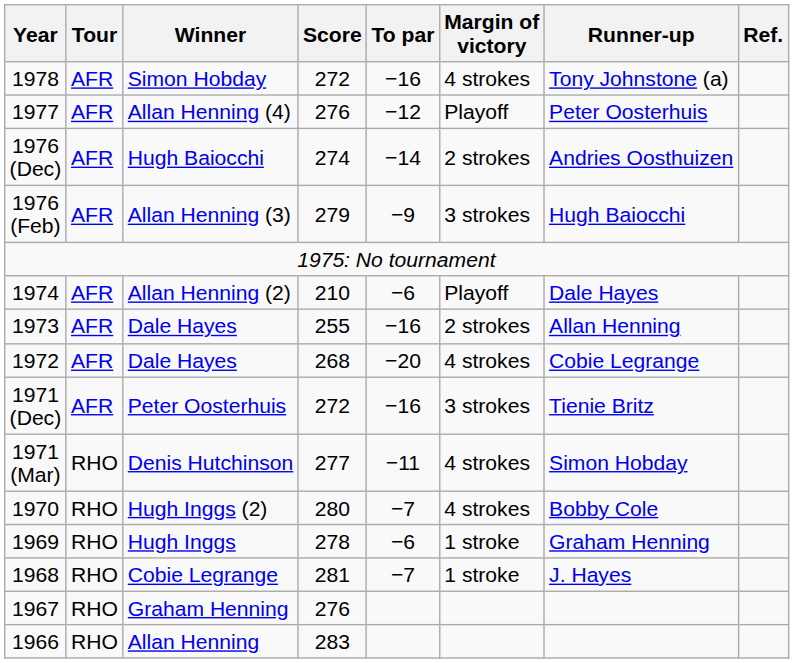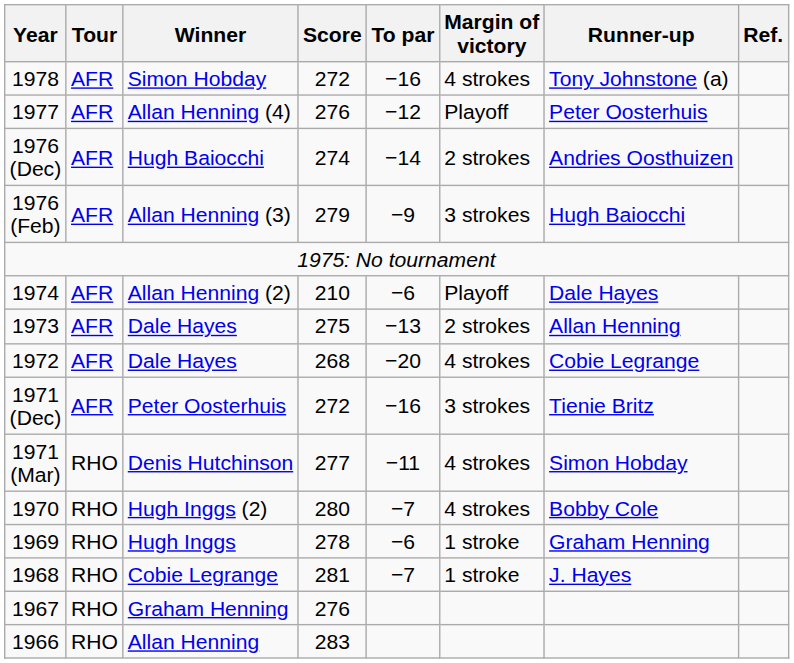(332, 327) 255 -> (332, 327) 275
(403, 327) −16 -> (403, 327) −13
